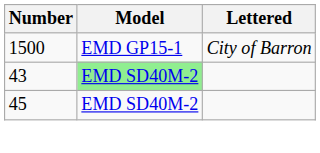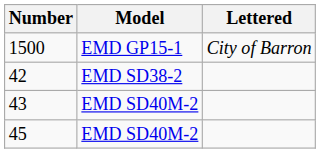+ row: (18, 76)
(140, 76) lightgreen background -> (140, 104) no background
